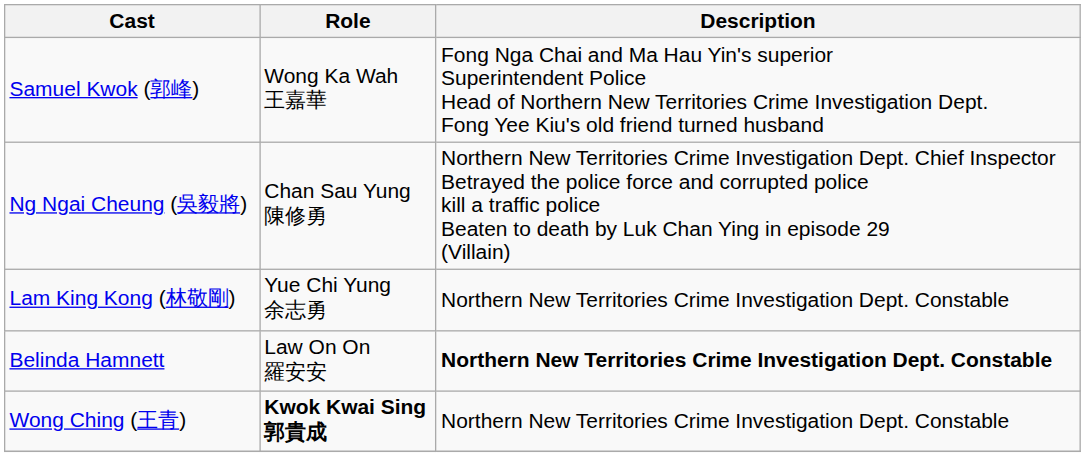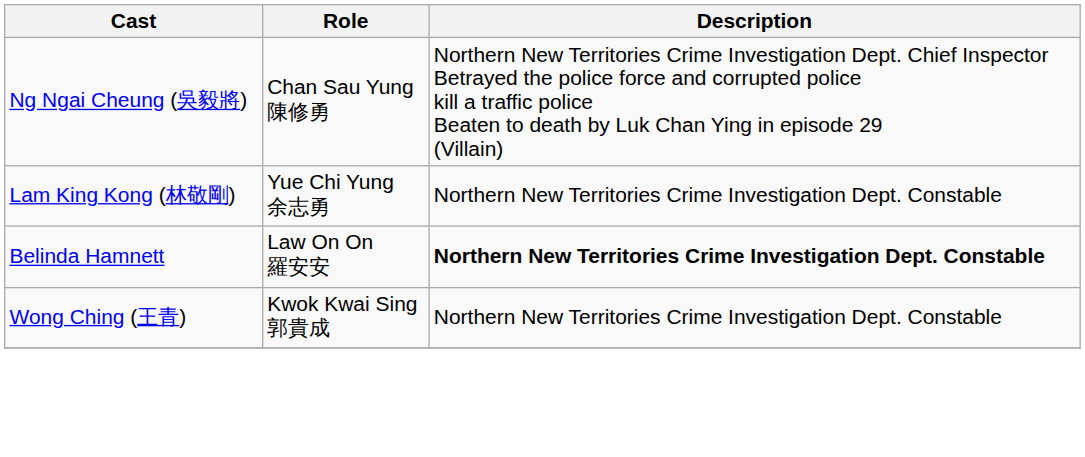- row: (104, 89)
(345, 419) bold -> (342, 315) normal
